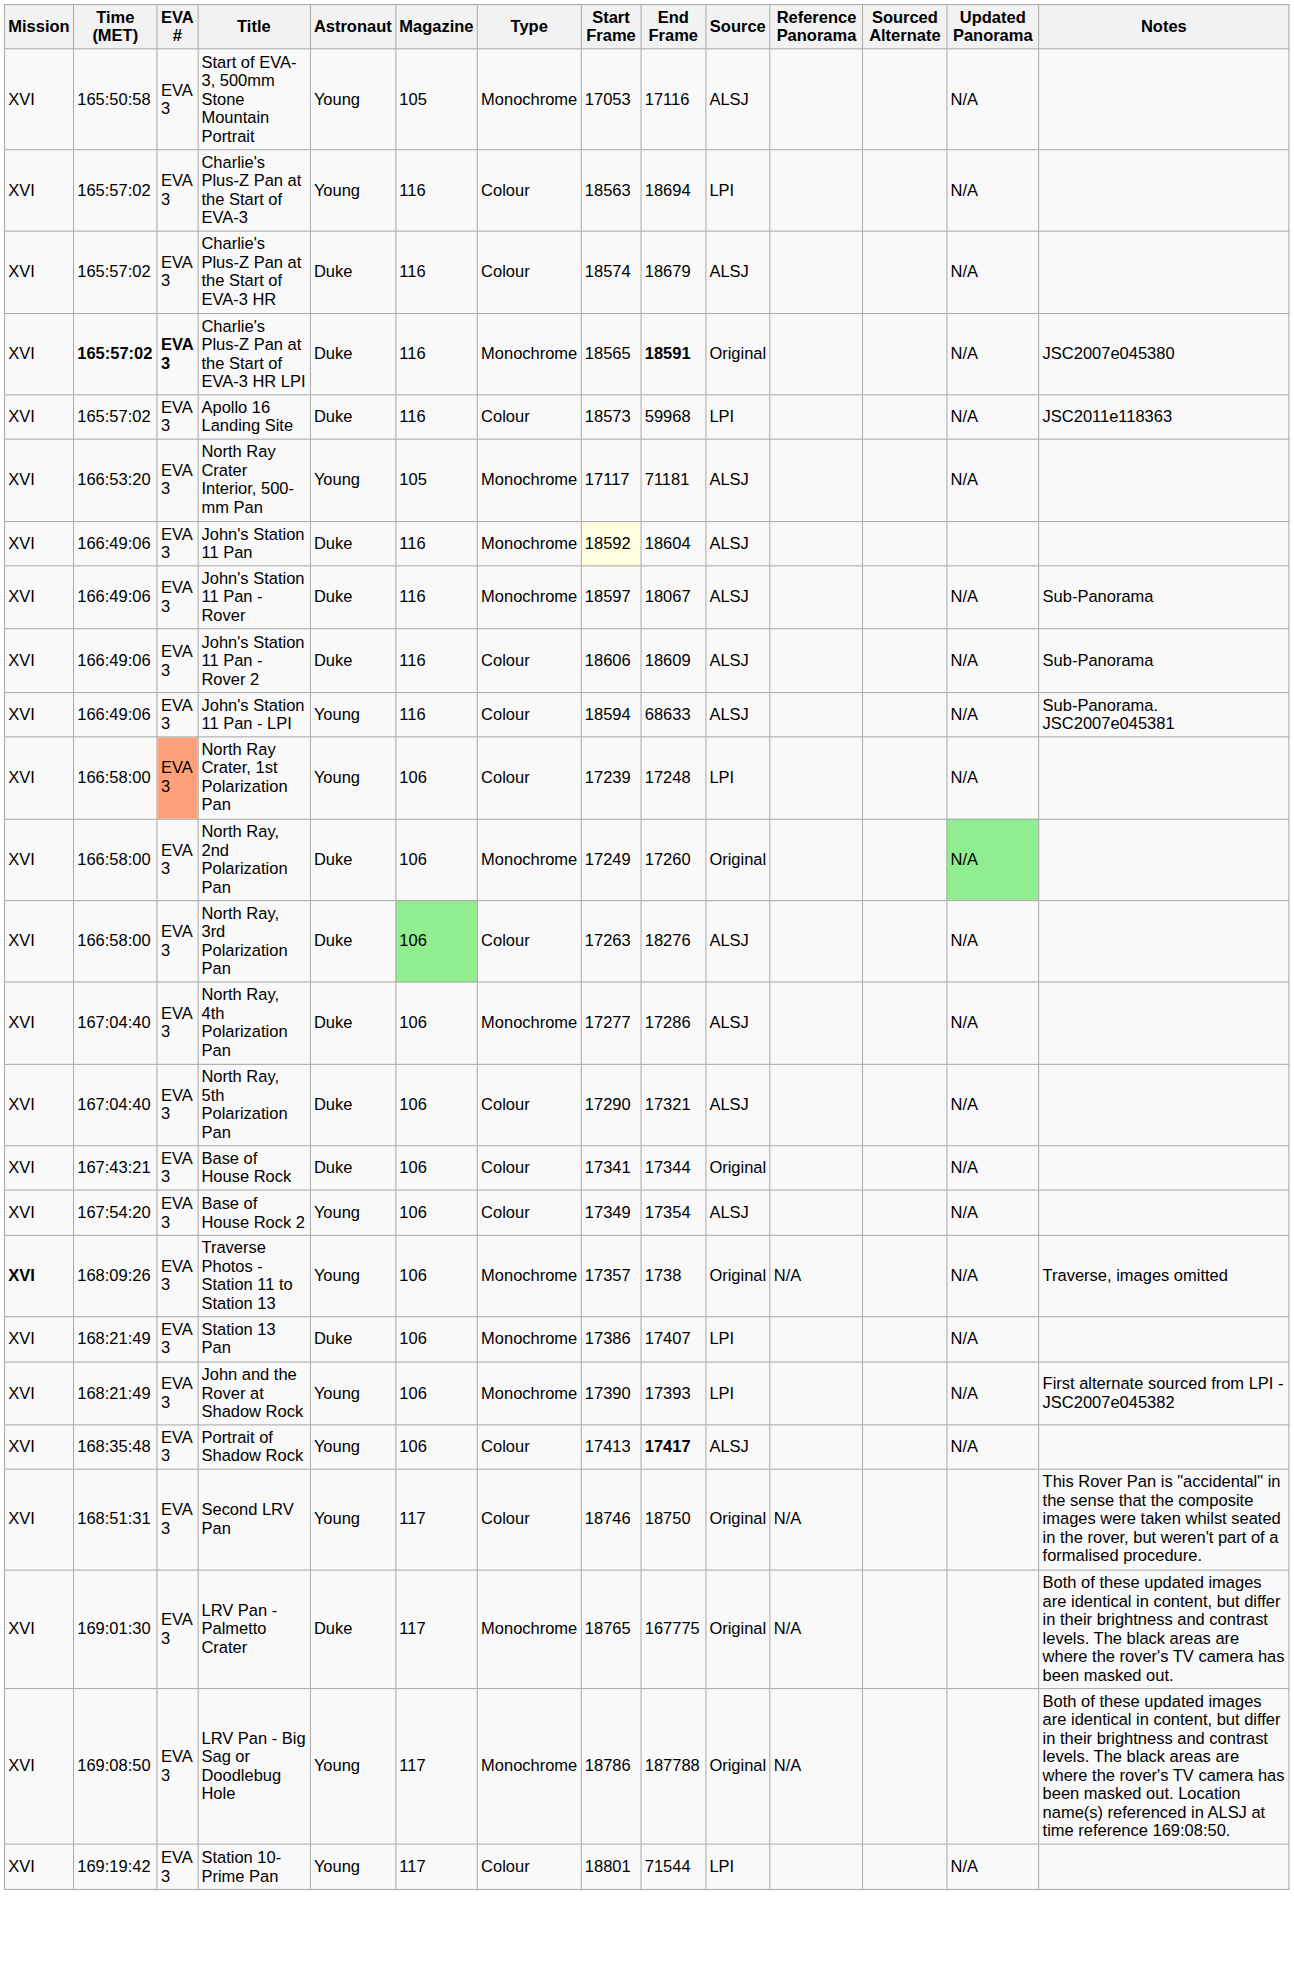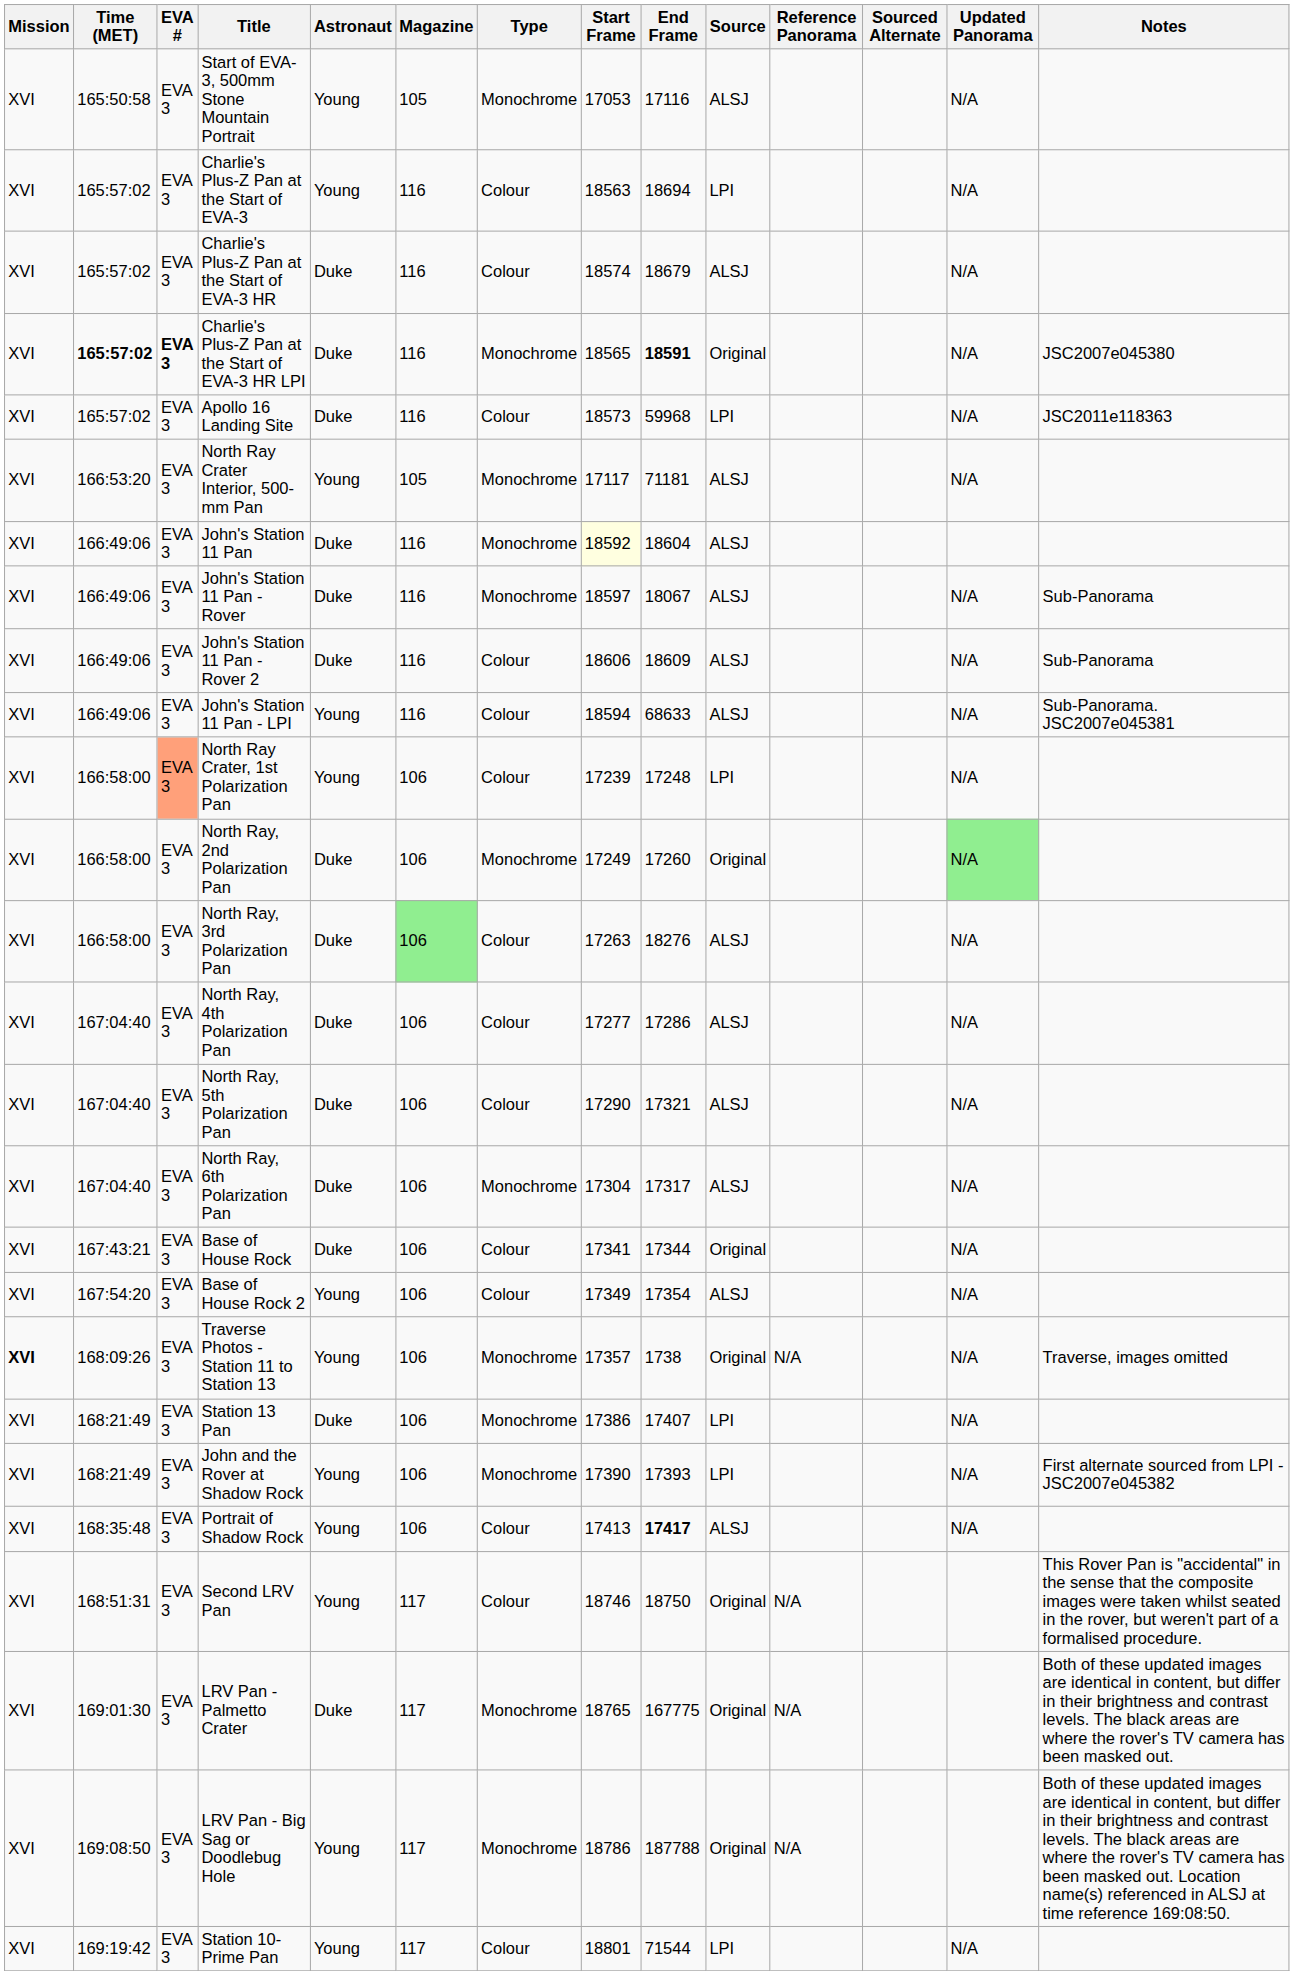(529, 1023) Monochrome -> (505, 1023) Colour
+ row: (245, 1186)
